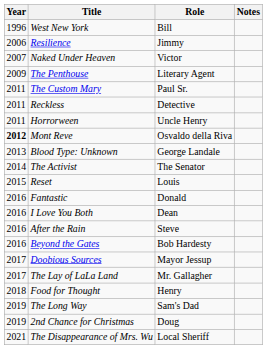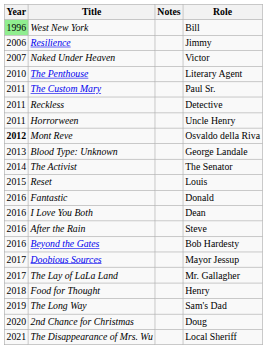columns swapped: (195, 12) <-> (248, 12)
(16, 27) no background -> (16, 27) lightgreen background
(16, 74) 2009 -> (16, 74) 2010
(16, 321) 2019 -> (16, 321) 2020
